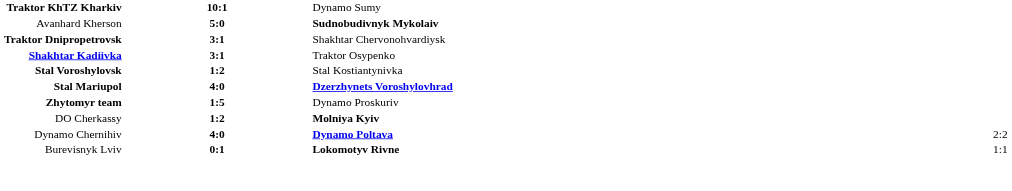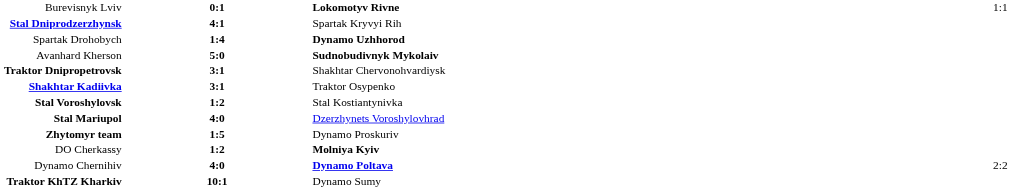rows swapped: (64, 7) <-> (83, 149)
+ row: (66, 23)
+ row: (77, 39)
(383, 86) bold -> (378, 118) normal
